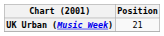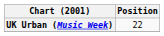(138, 25) 21 -> (138, 25) 22
